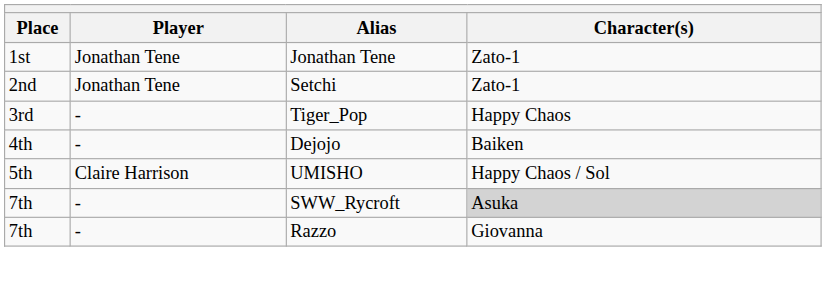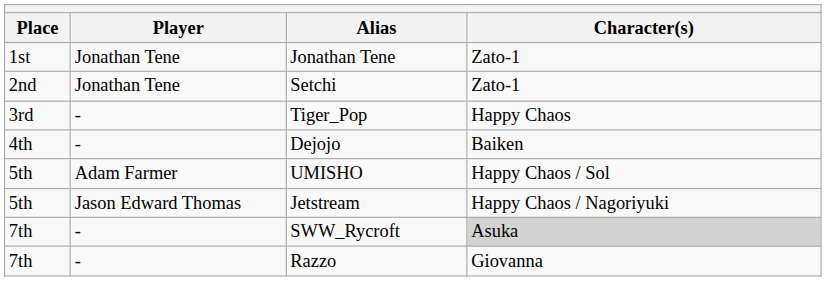(132, 173) Claire Harrison -> (126, 173) Adam Farmer
+ row: (325, 202)
